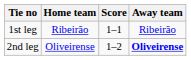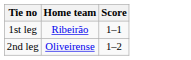- column: (157, 13)
